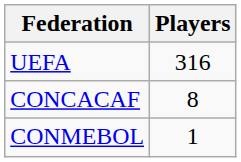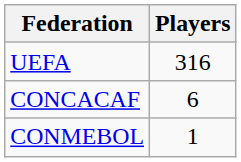(193, 99) 8 -> (193, 99) 6
